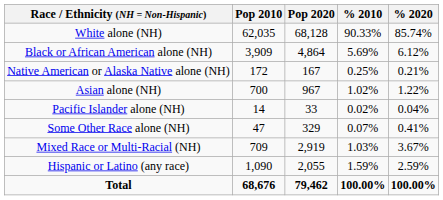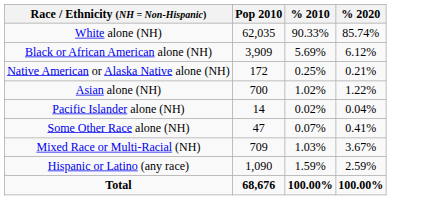- column: (311, 14)
